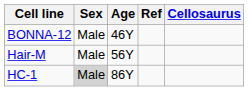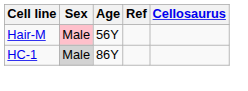- row: (39, 34)
(91, 55) no background -> (76, 34) pink background
